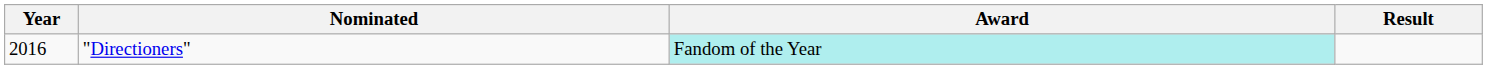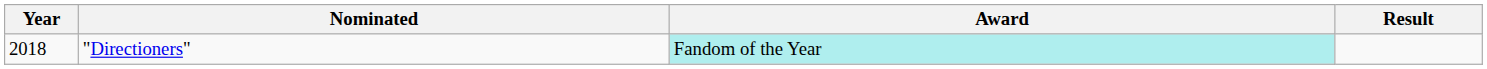(28, 49) 2016 -> (28, 49) 2018
